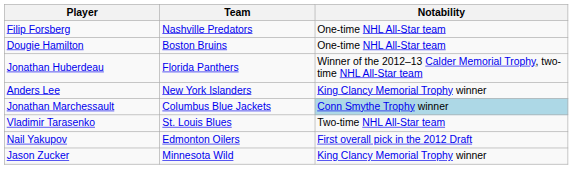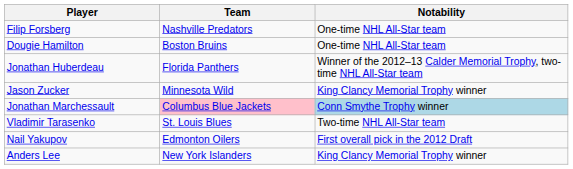rows swapped: (33, 90) <-> (38, 156)
(217, 106) no background -> (217, 106) pink background
